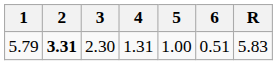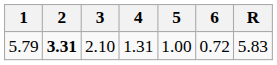(100, 45) 2.30 -> (100, 45) 2.10
(215, 45) 0.51 -> (215, 45) 0.72
